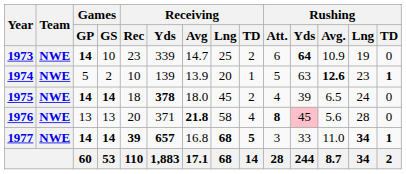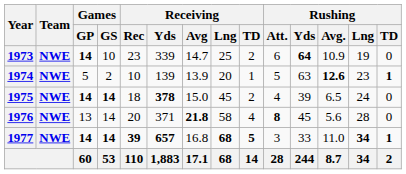(197, 96) 18.0 -> (197, 96) 15.0
(109, 117) 13 -> (109, 117) 14
(304, 117) pink background -> (304, 117) no background
